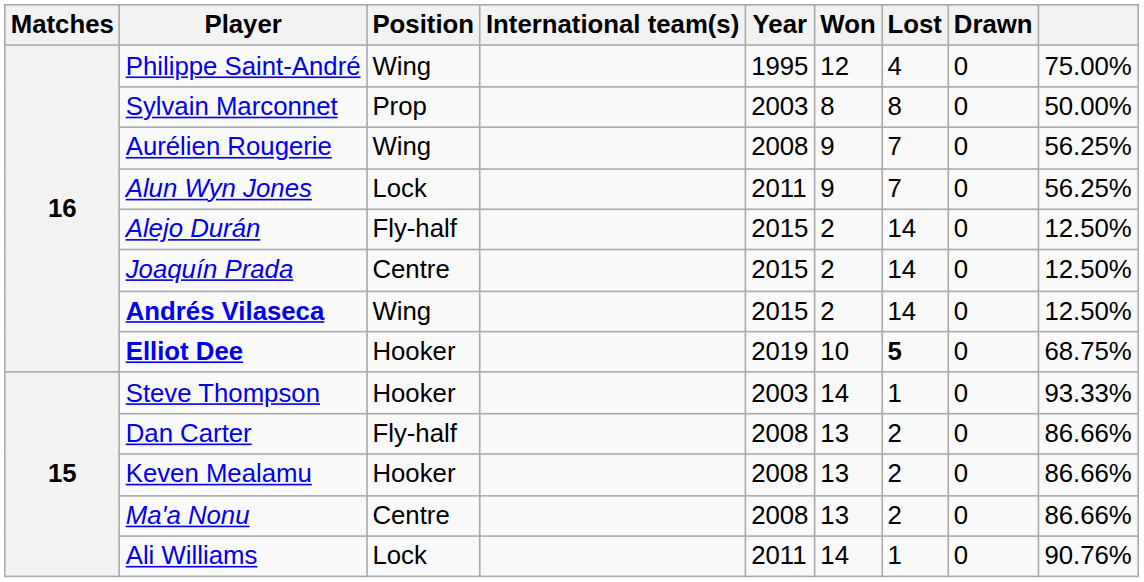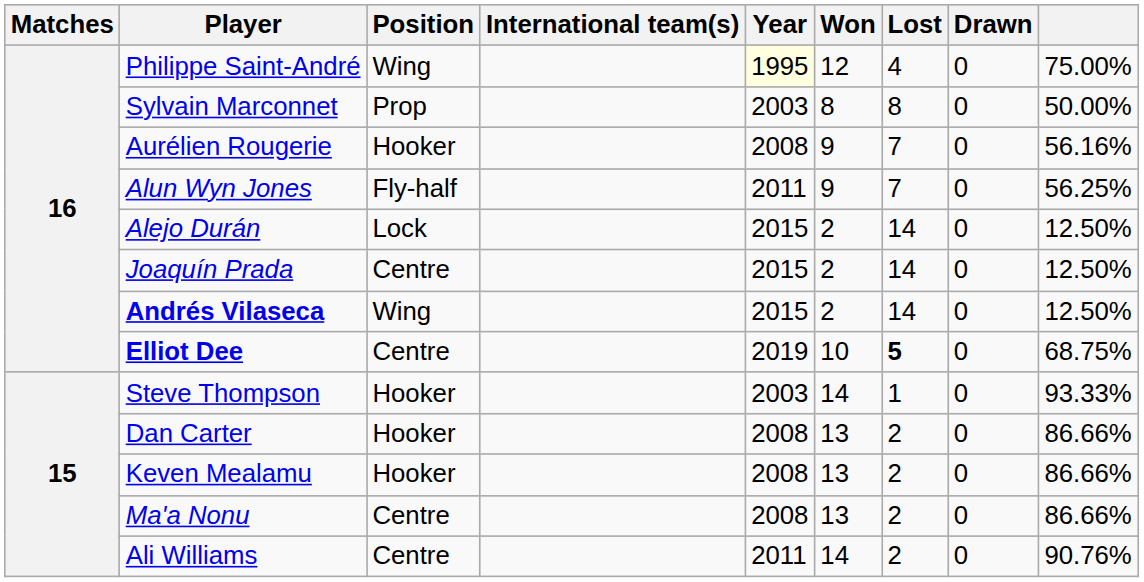(780, 65) no background -> (780, 65) lightyellow background
(402, 147) Wing -> (414, 147) Hooker
(1088, 147) 56.25% -> (1088, 147) 56.16%
(400, 188) Lock -> (415, 188) Fly-half
(415, 229) Fly-half -> (400, 229) Lock
(414, 351) Hooker -> (411, 351) Centre
(415, 433) Fly-half -> (414, 433) Hooker
(400, 556) Lock -> (411, 556) Centre
(895, 556) 1 -> (895, 556) 2
